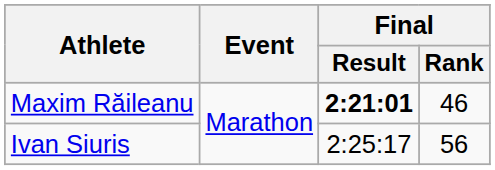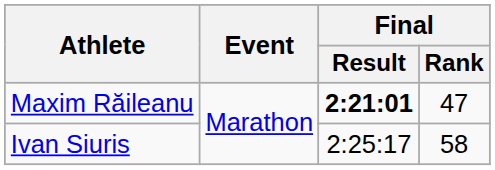(454, 104) 46 -> (454, 104) 47
(454, 144) 56 -> (454, 144) 58
